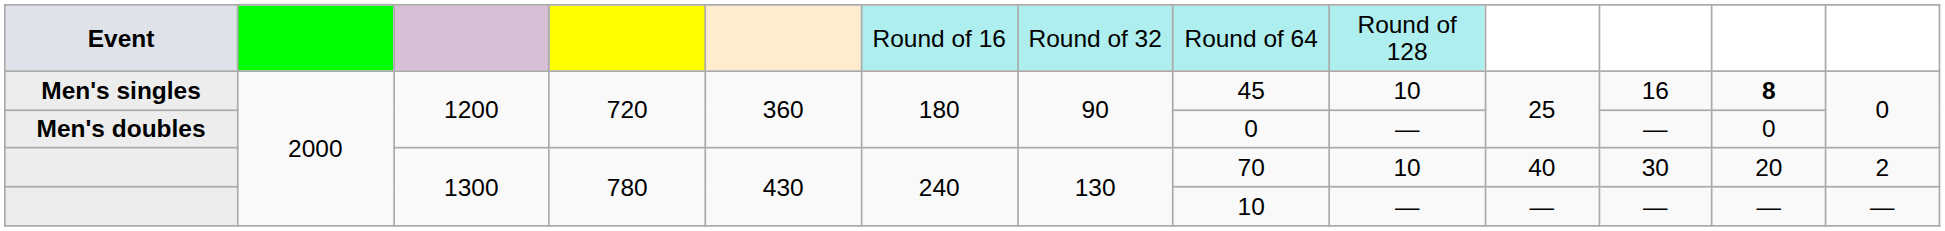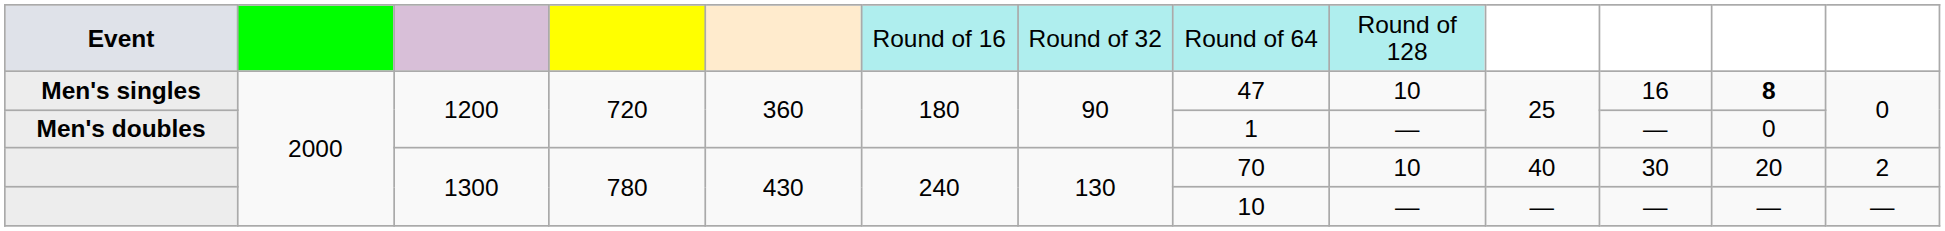(1251, 90) 45 -> (1251, 90) 47
(1251, 129) 0 -> (1251, 129) 1
